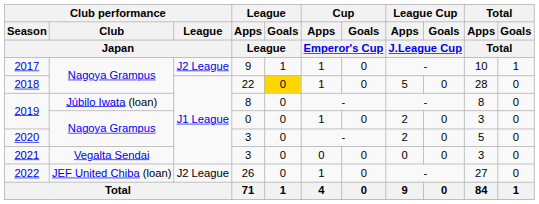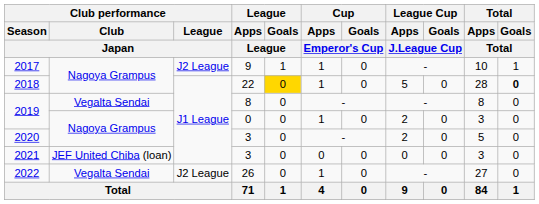(516, 84) normal -> (516, 84) bold
(112, 102) Júbilo Iwata (loan) -> (112, 102) Vegalta Sendai
(112, 155) Vegalta Sendai -> (112, 155) JEF United Chiba (loan)
(112, 173) JEF United Chiba (loan) -> (112, 173) Vegalta Sendai
